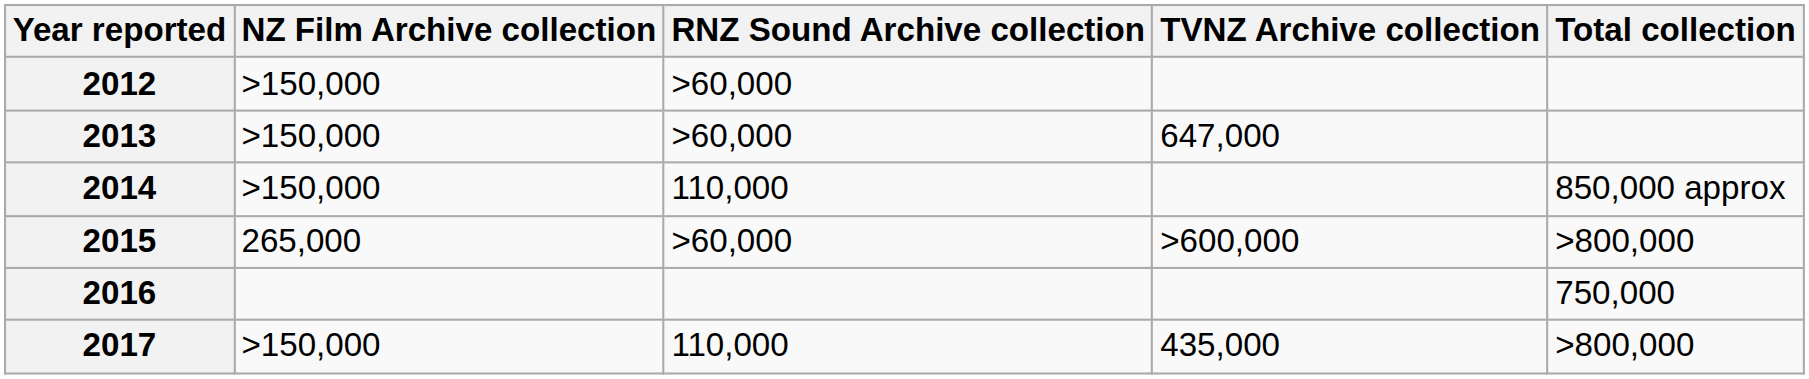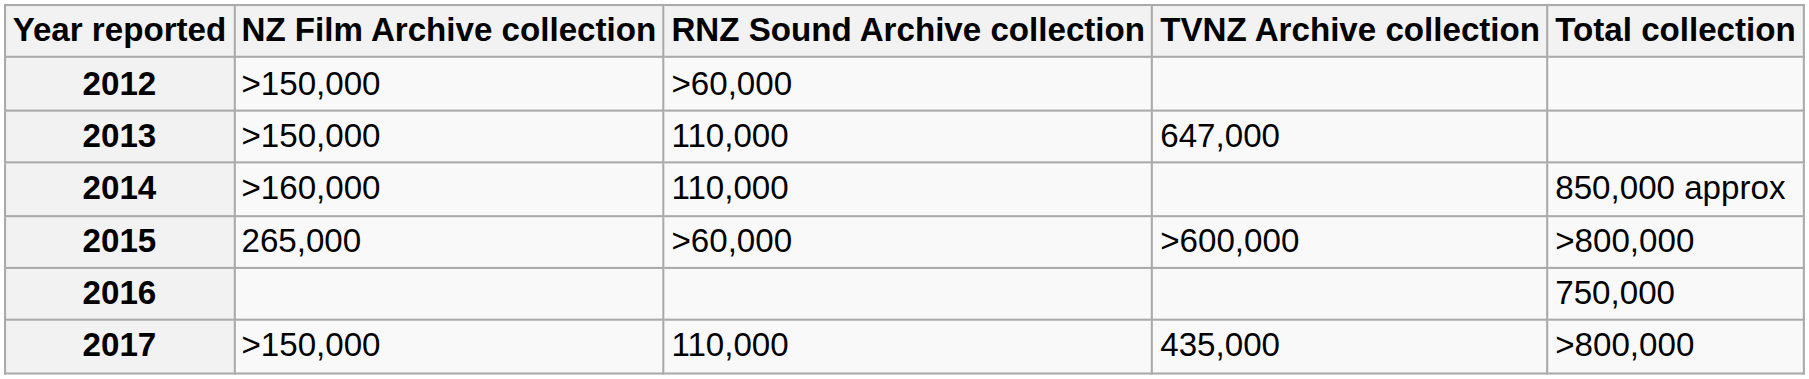(732, 135) >60,000 -> (730, 135) 110,000
(311, 188) >150,000 -> (311, 188) >160,000
